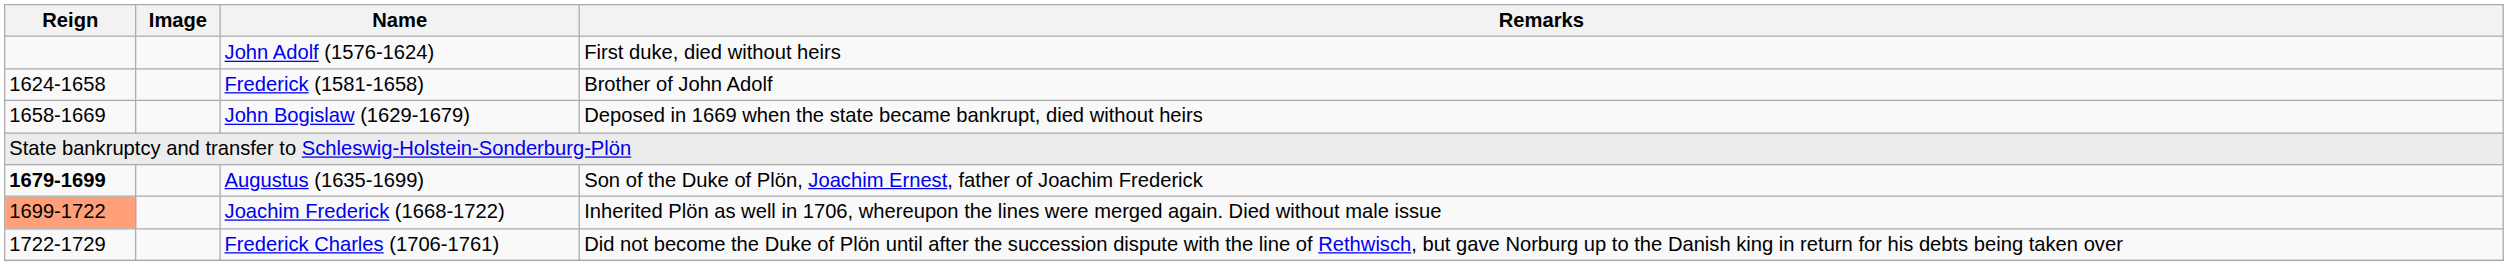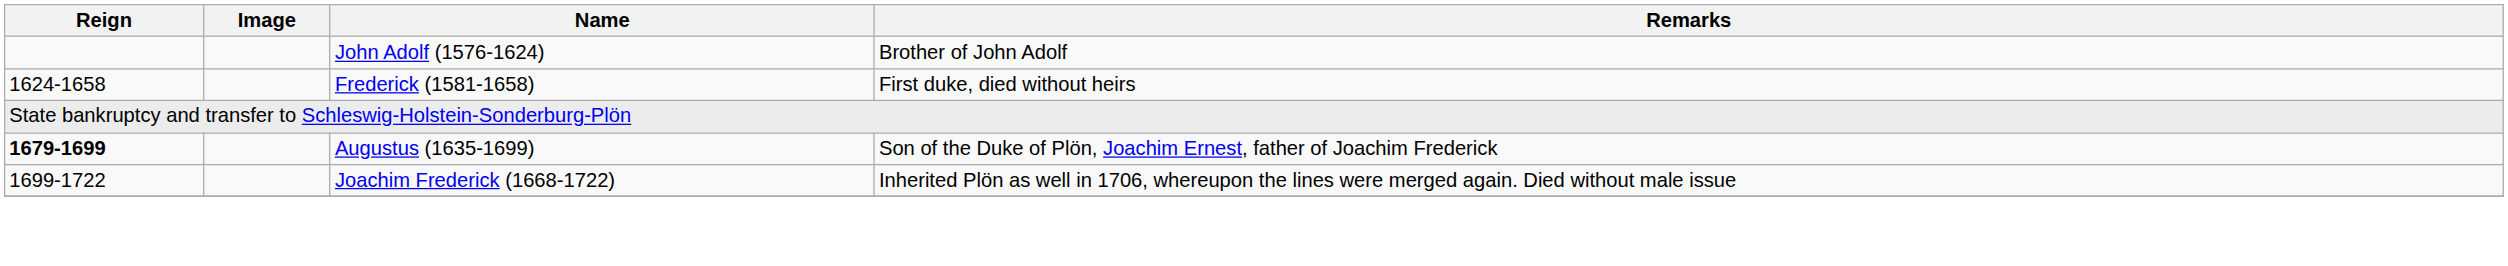(713, 52) First duke, died without heirs -> (973, 52) Brother of John Adolf
(678, 84) Brother of John Adolf -> (1007, 84) First duke, died without heirs
- row: (347, 116)
(57, 212) lightsalmon background -> (57, 180) no background
- row: (362, 244)
